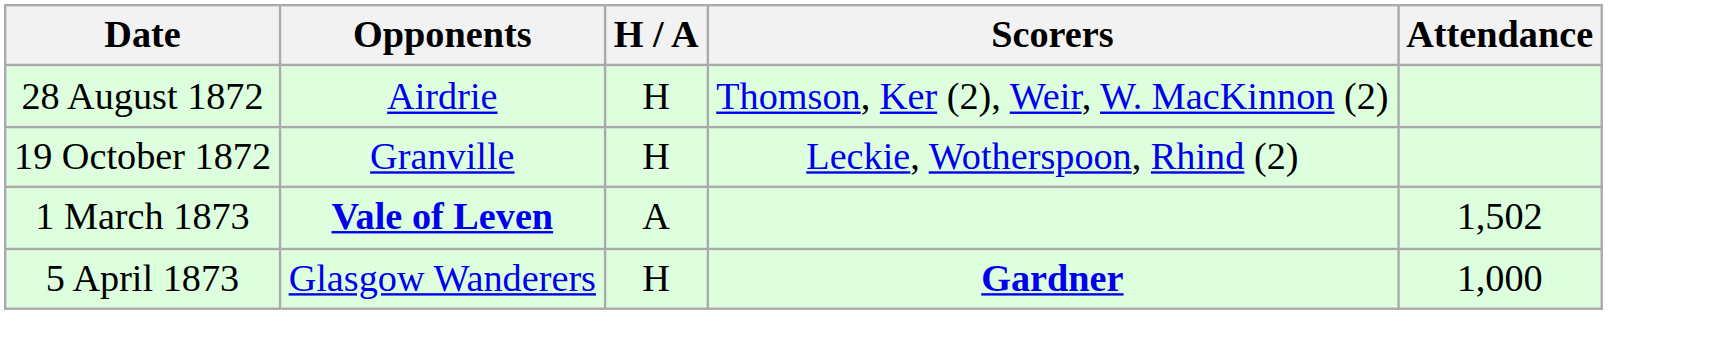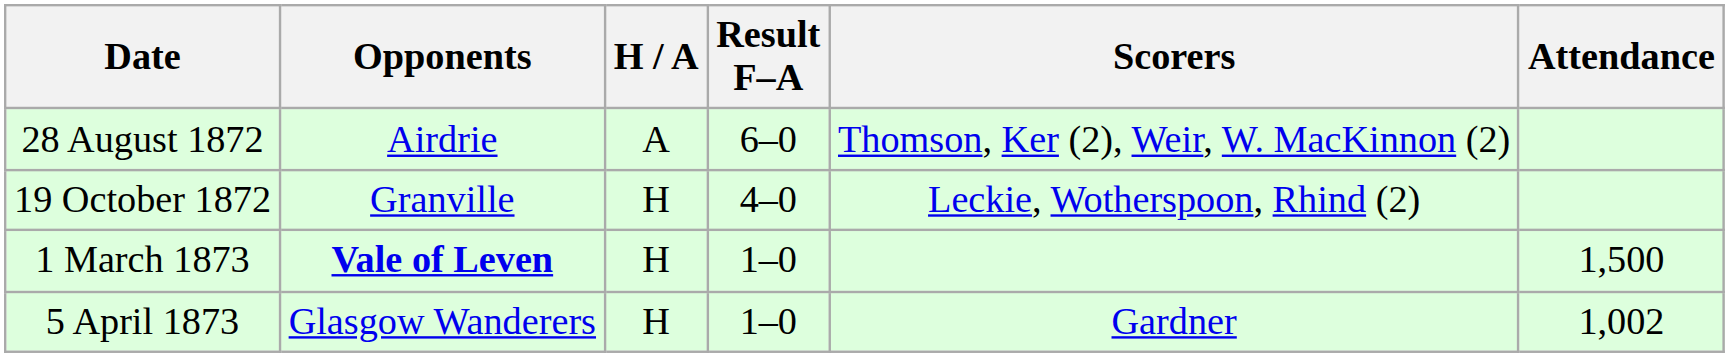+ column: (768, 56)
(656, 95) H -> (656, 138) A
(656, 216) A -> (656, 259) H
(1500, 216) 1,502 -> (1621, 259) 1,500
(1052, 277) bold -> (1174, 320) normal
(1500, 277) 1,000 -> (1621, 320) 1,002
